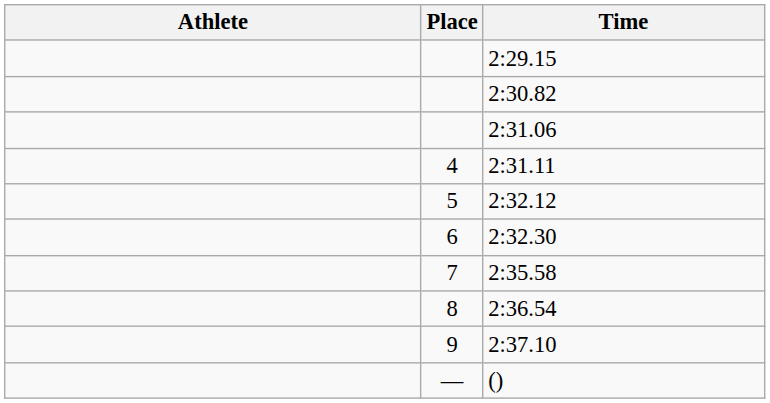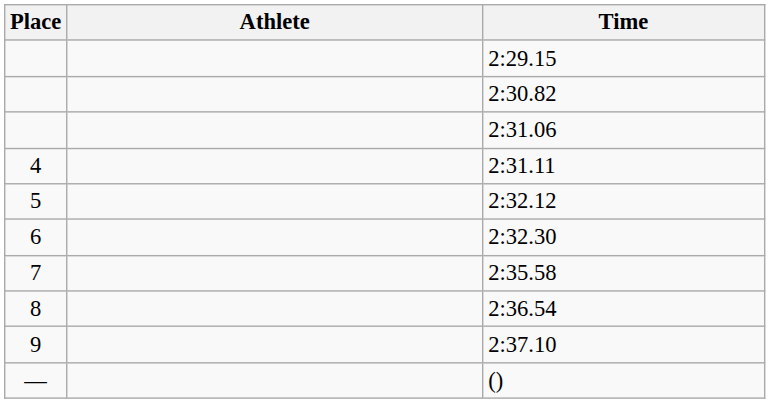columns swapped: (452, 22) <-> (213, 22)
